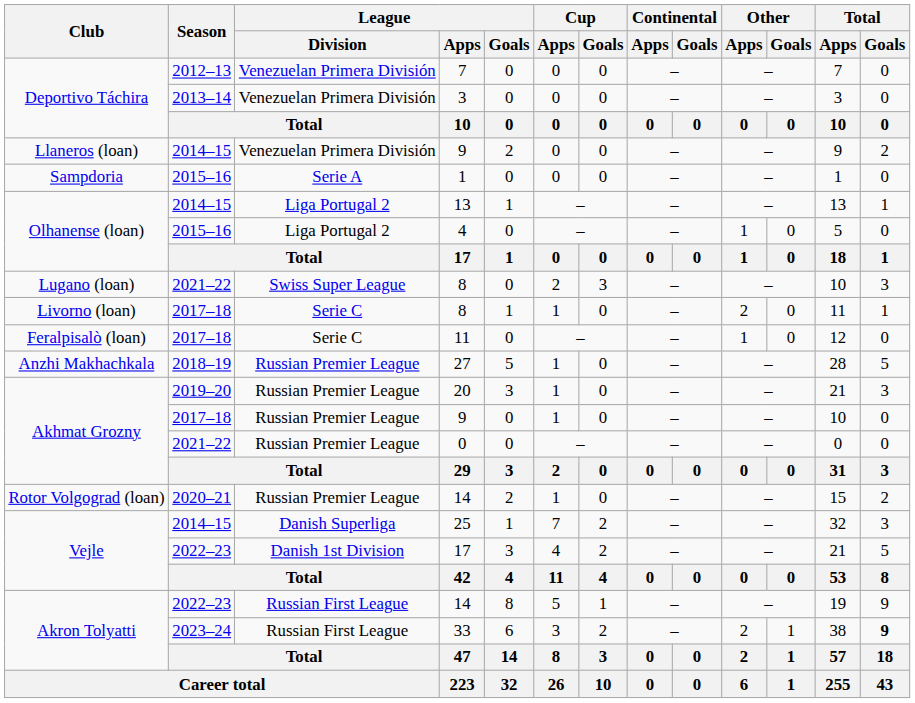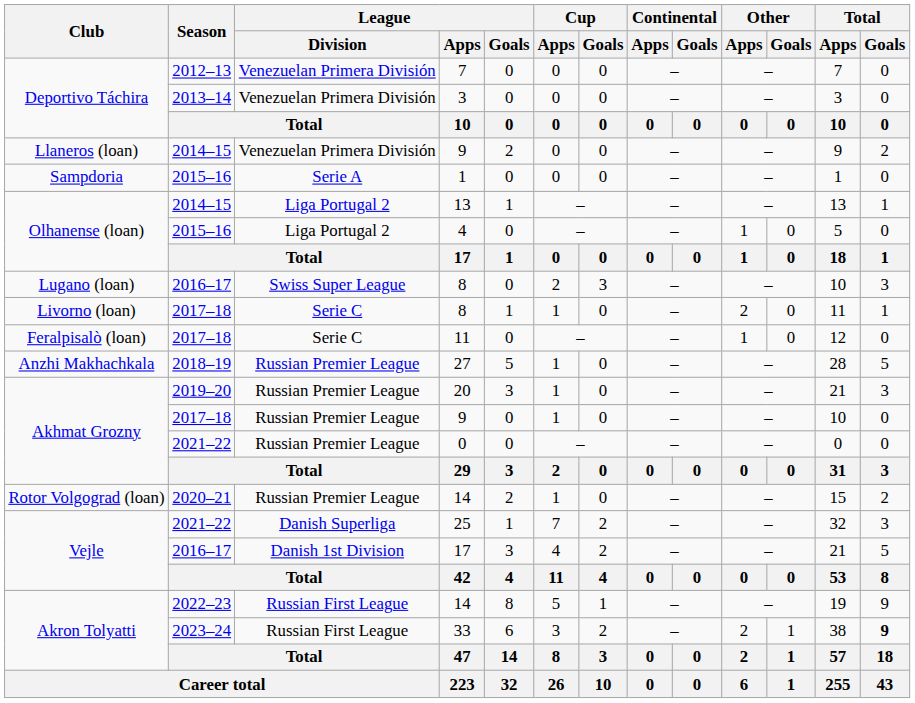(202, 284) 2021–22 -> (202, 284) 2016–17
(202, 524) 2014–15 -> (202, 524) 2021–22
(202, 550) 2022–23 -> (202, 550) 2016–17
